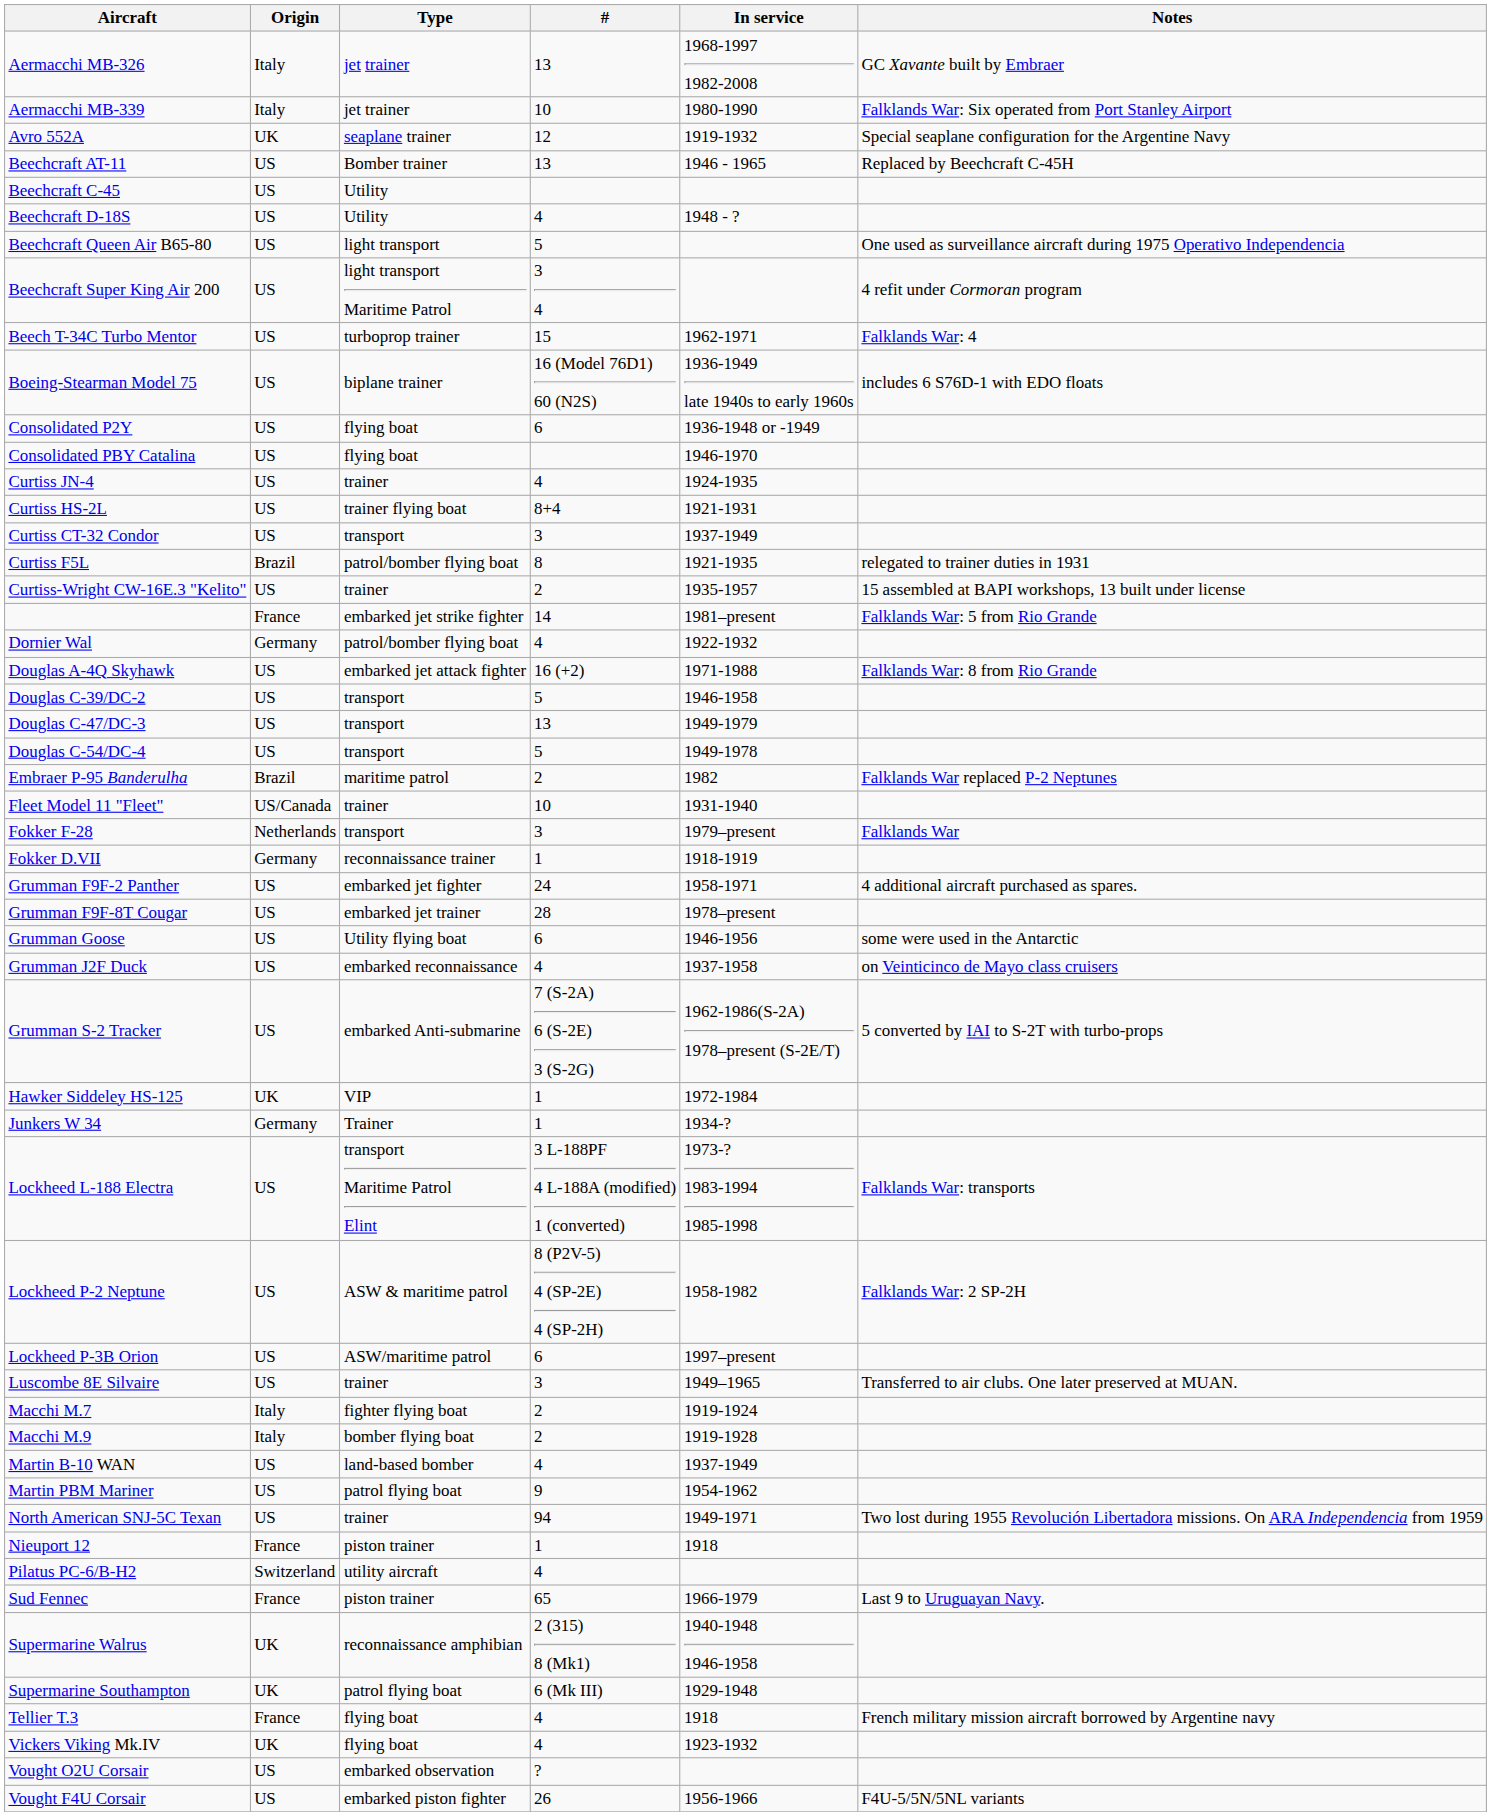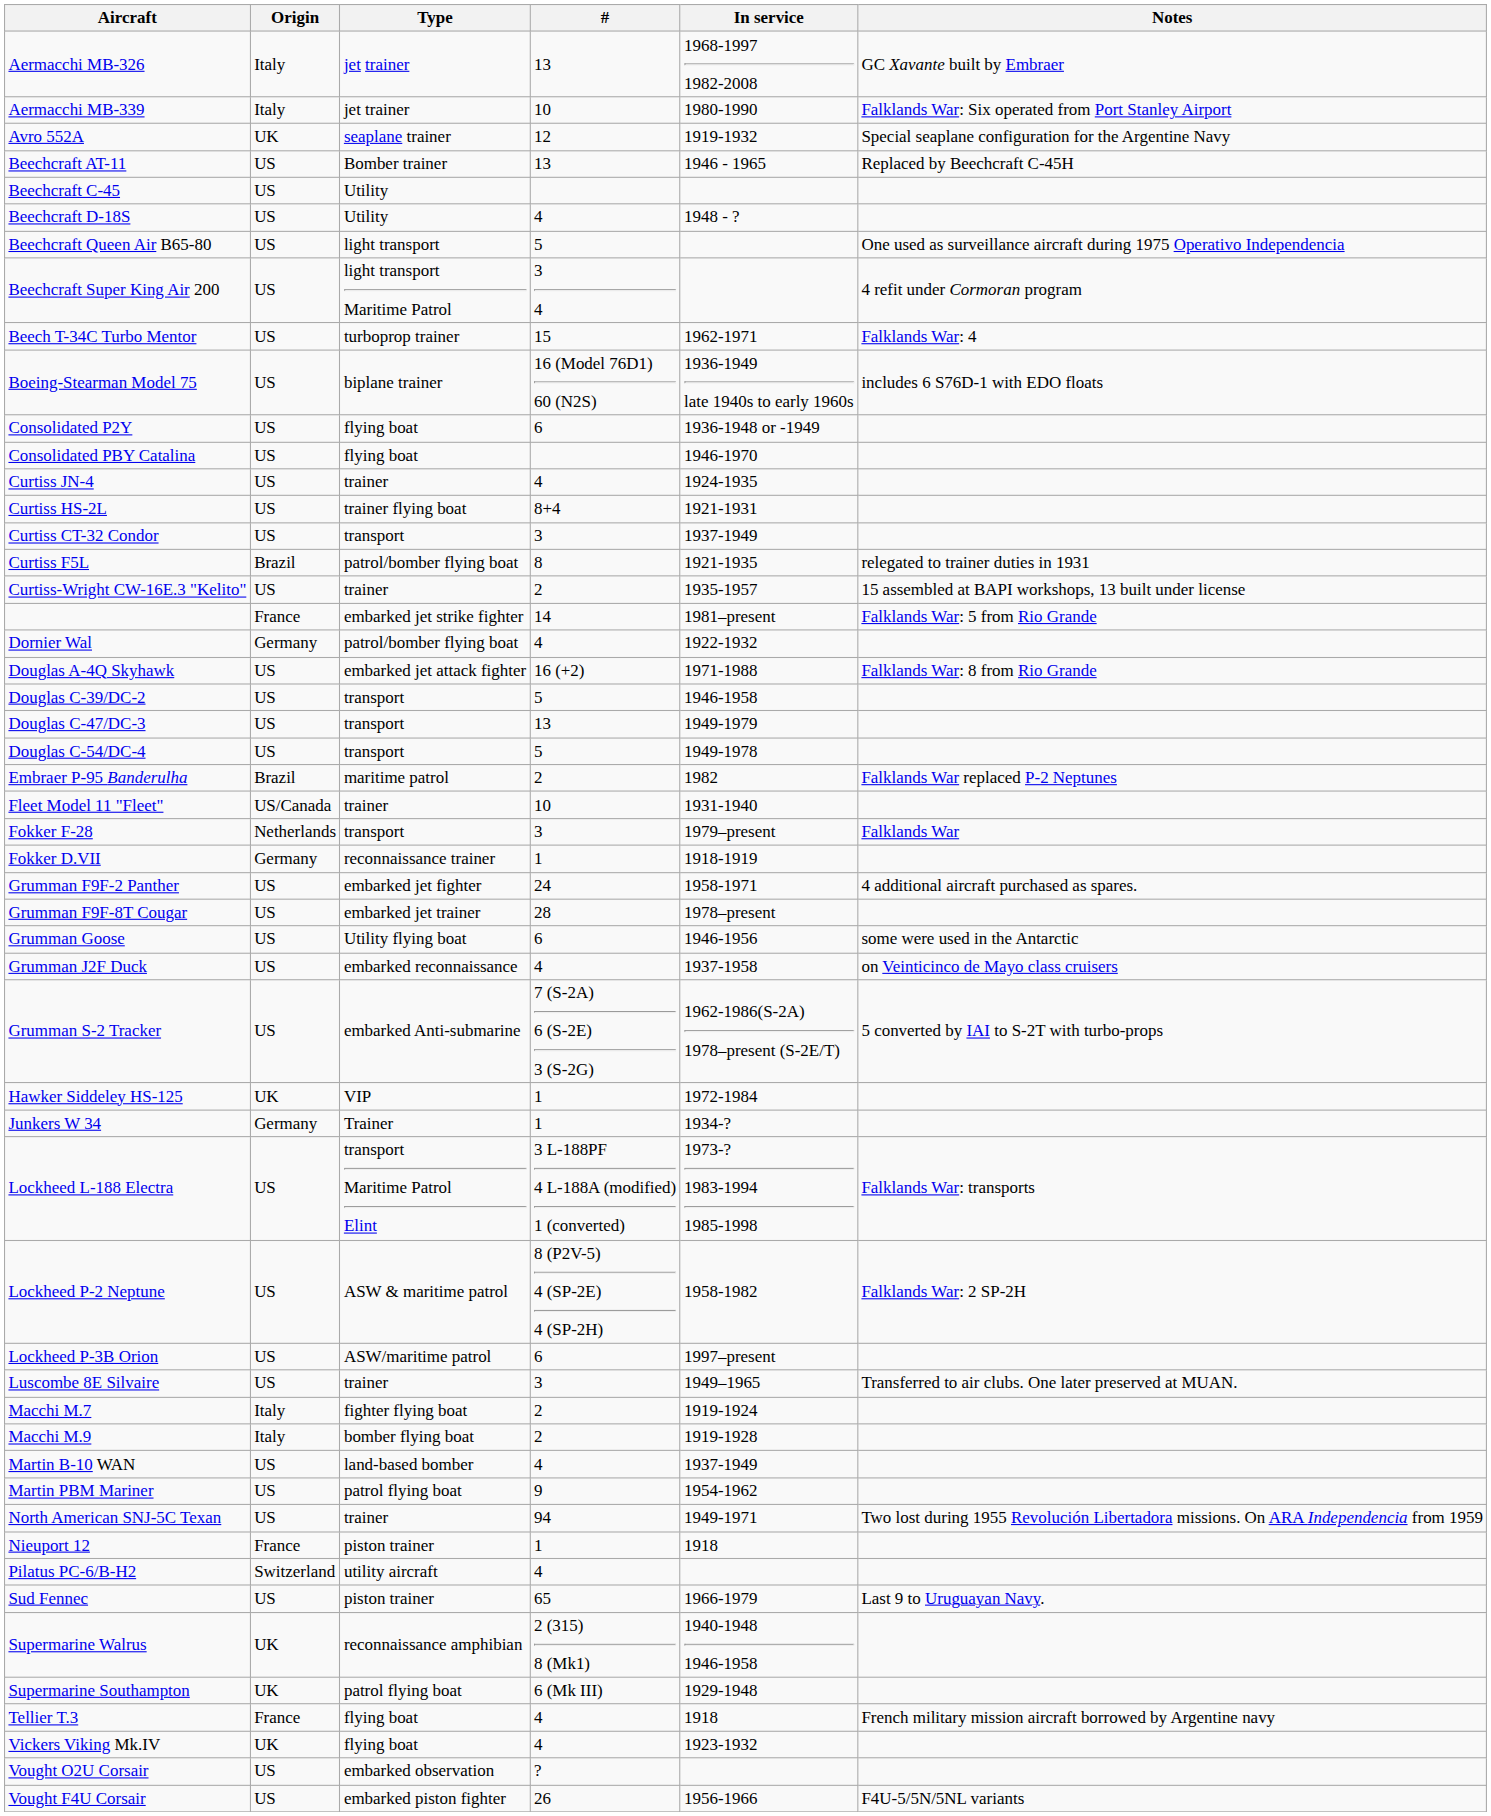(277, 1598) France -> (265, 1598) US
